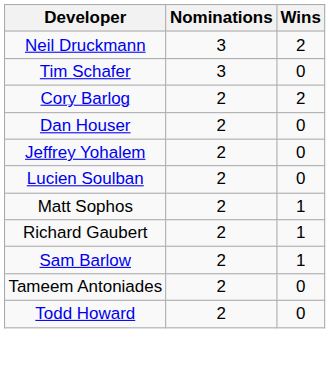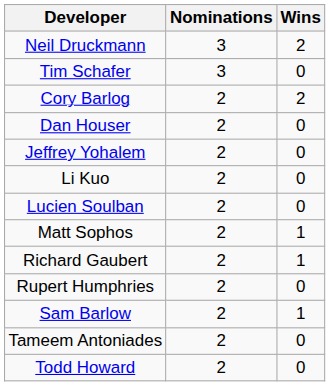+ row: (85, 179)
+ row: (85, 286)
